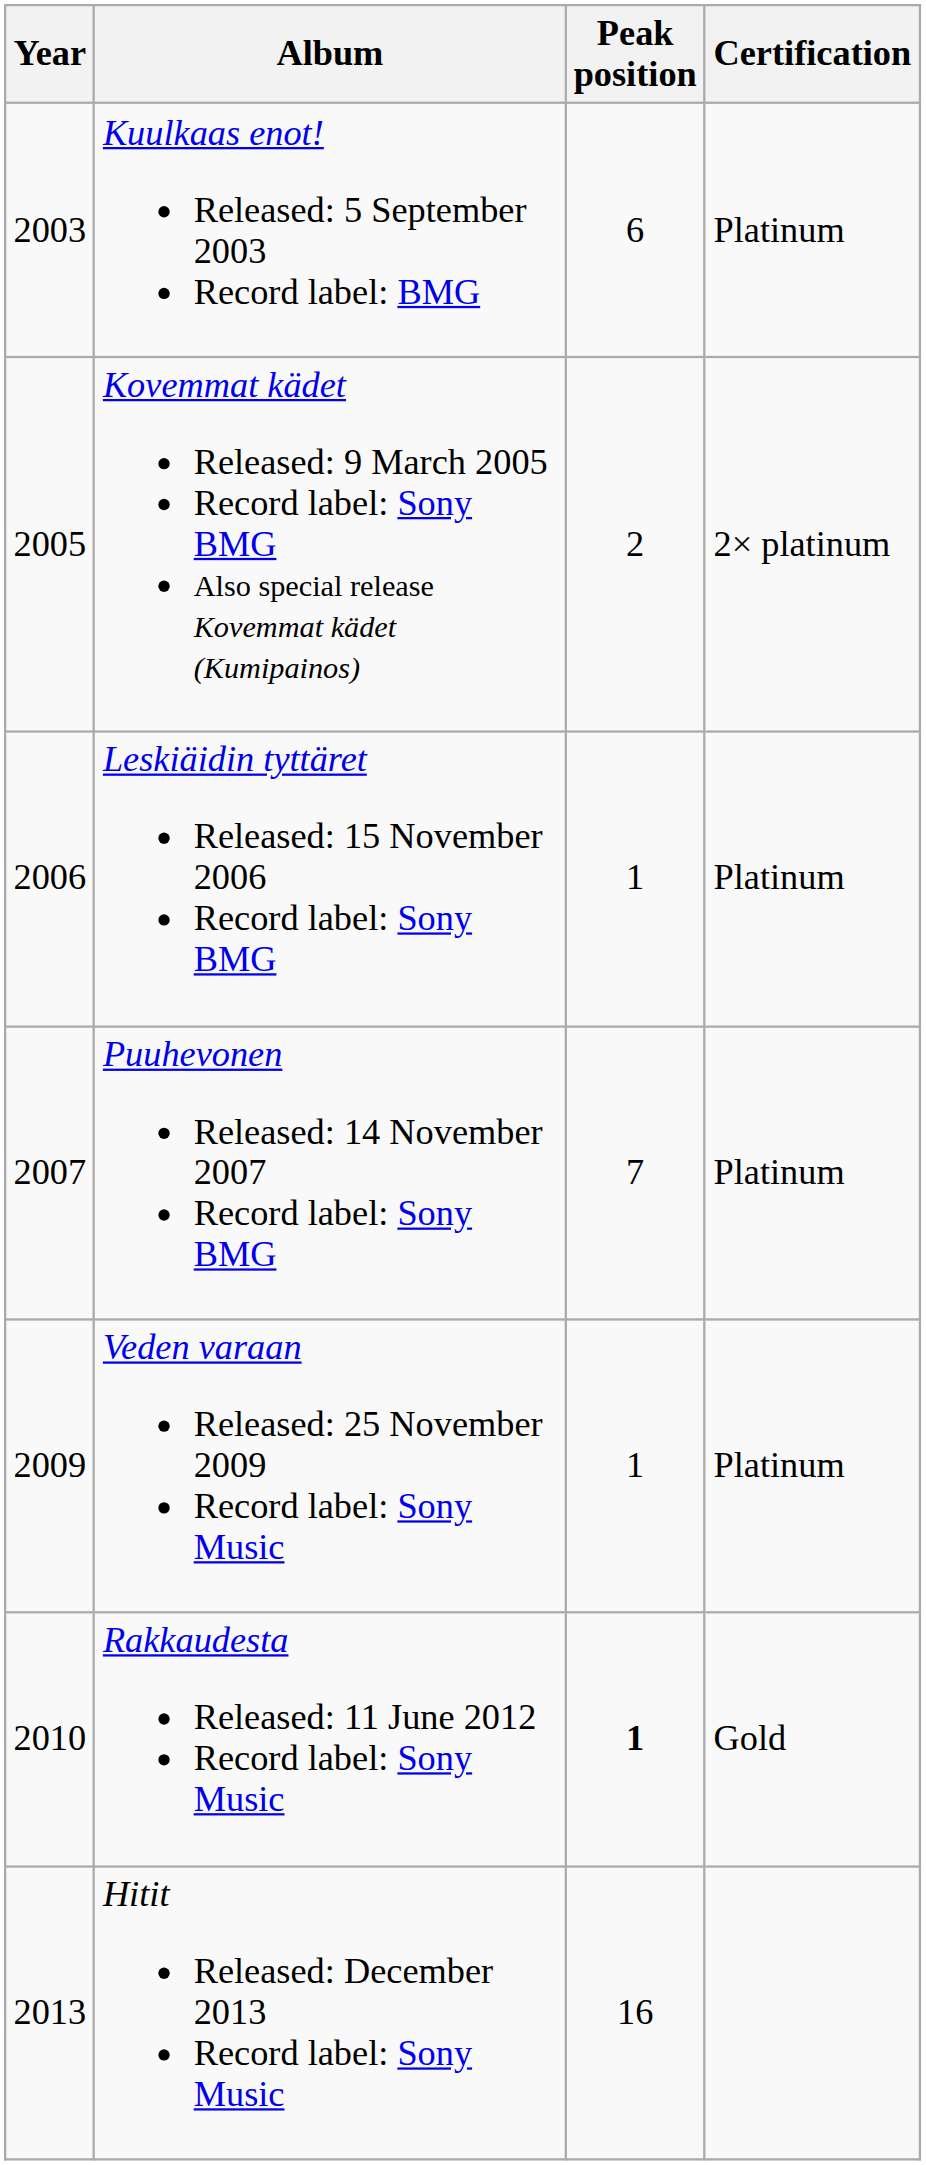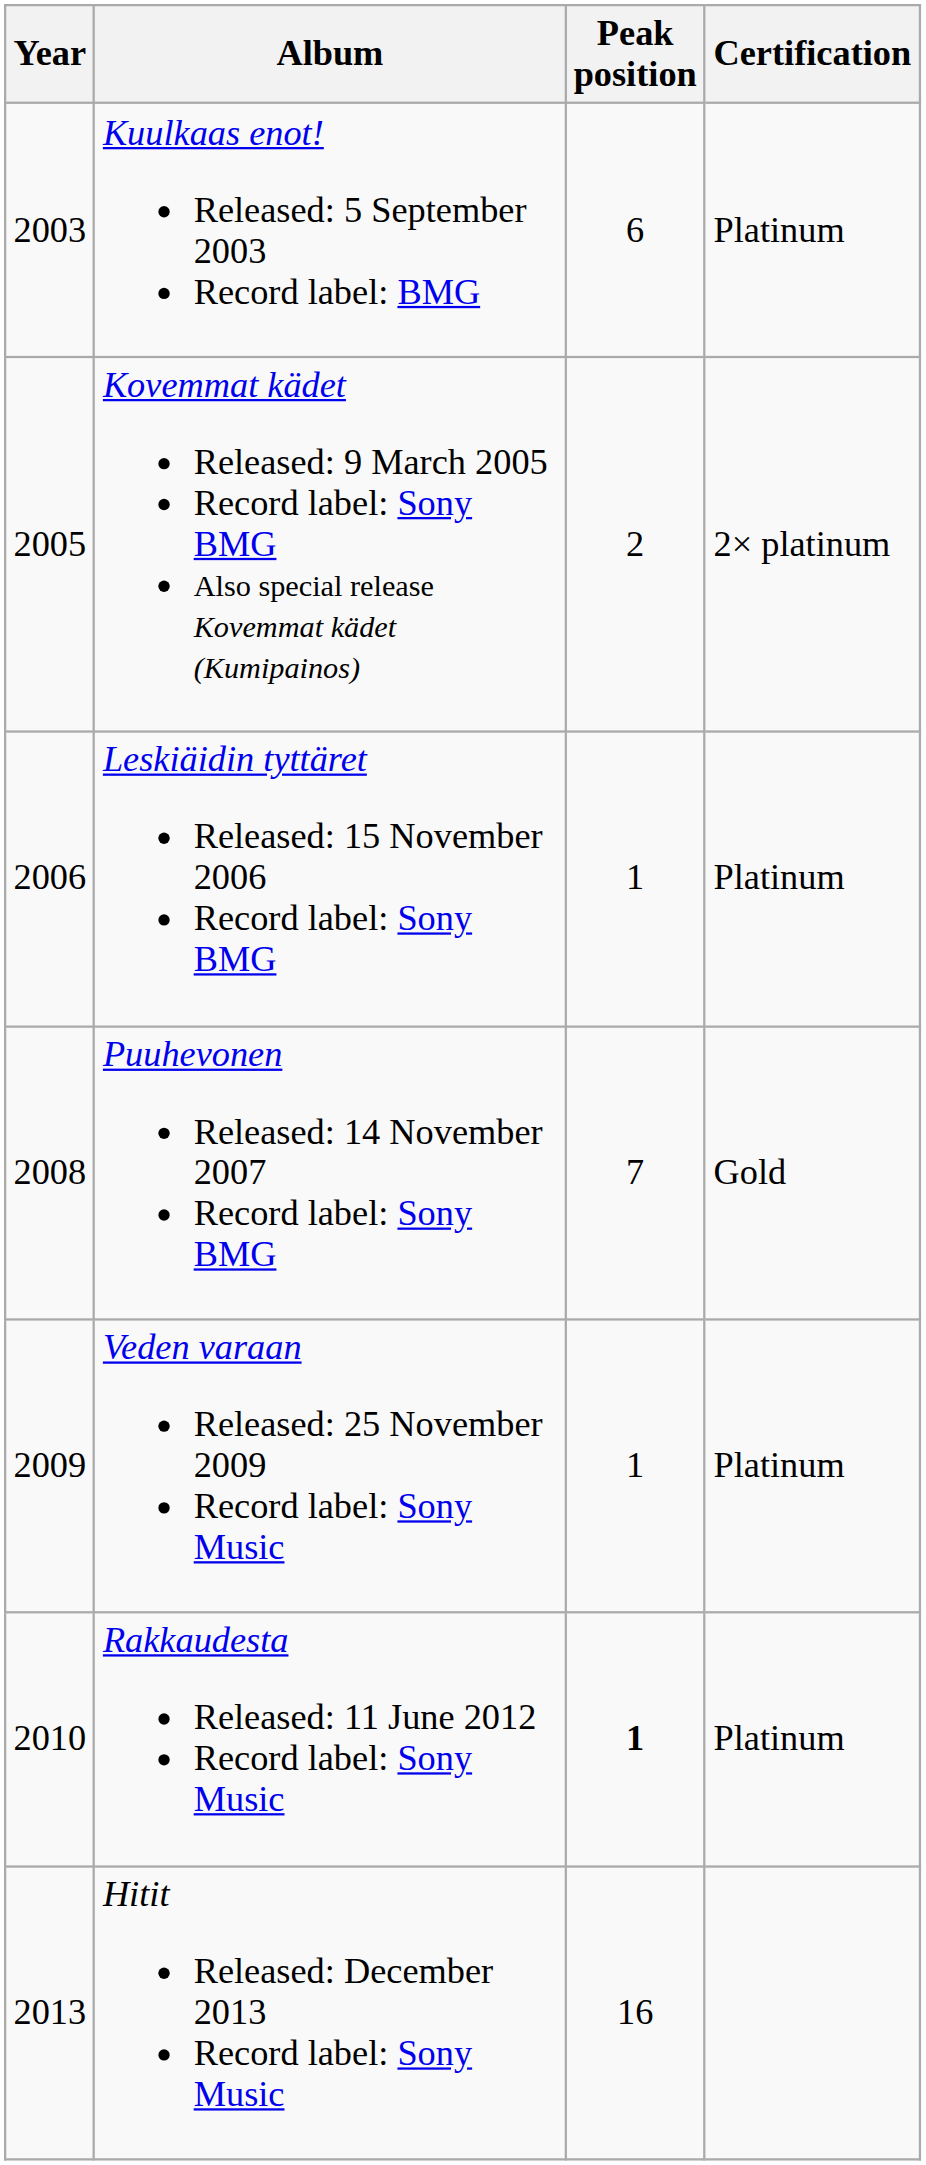(50, 1171) 2007 -> (50, 1171) 2008
(779, 1171) Platinum -> (750, 1171) Gold
(750, 1738) Gold -> (779, 1738) Platinum
